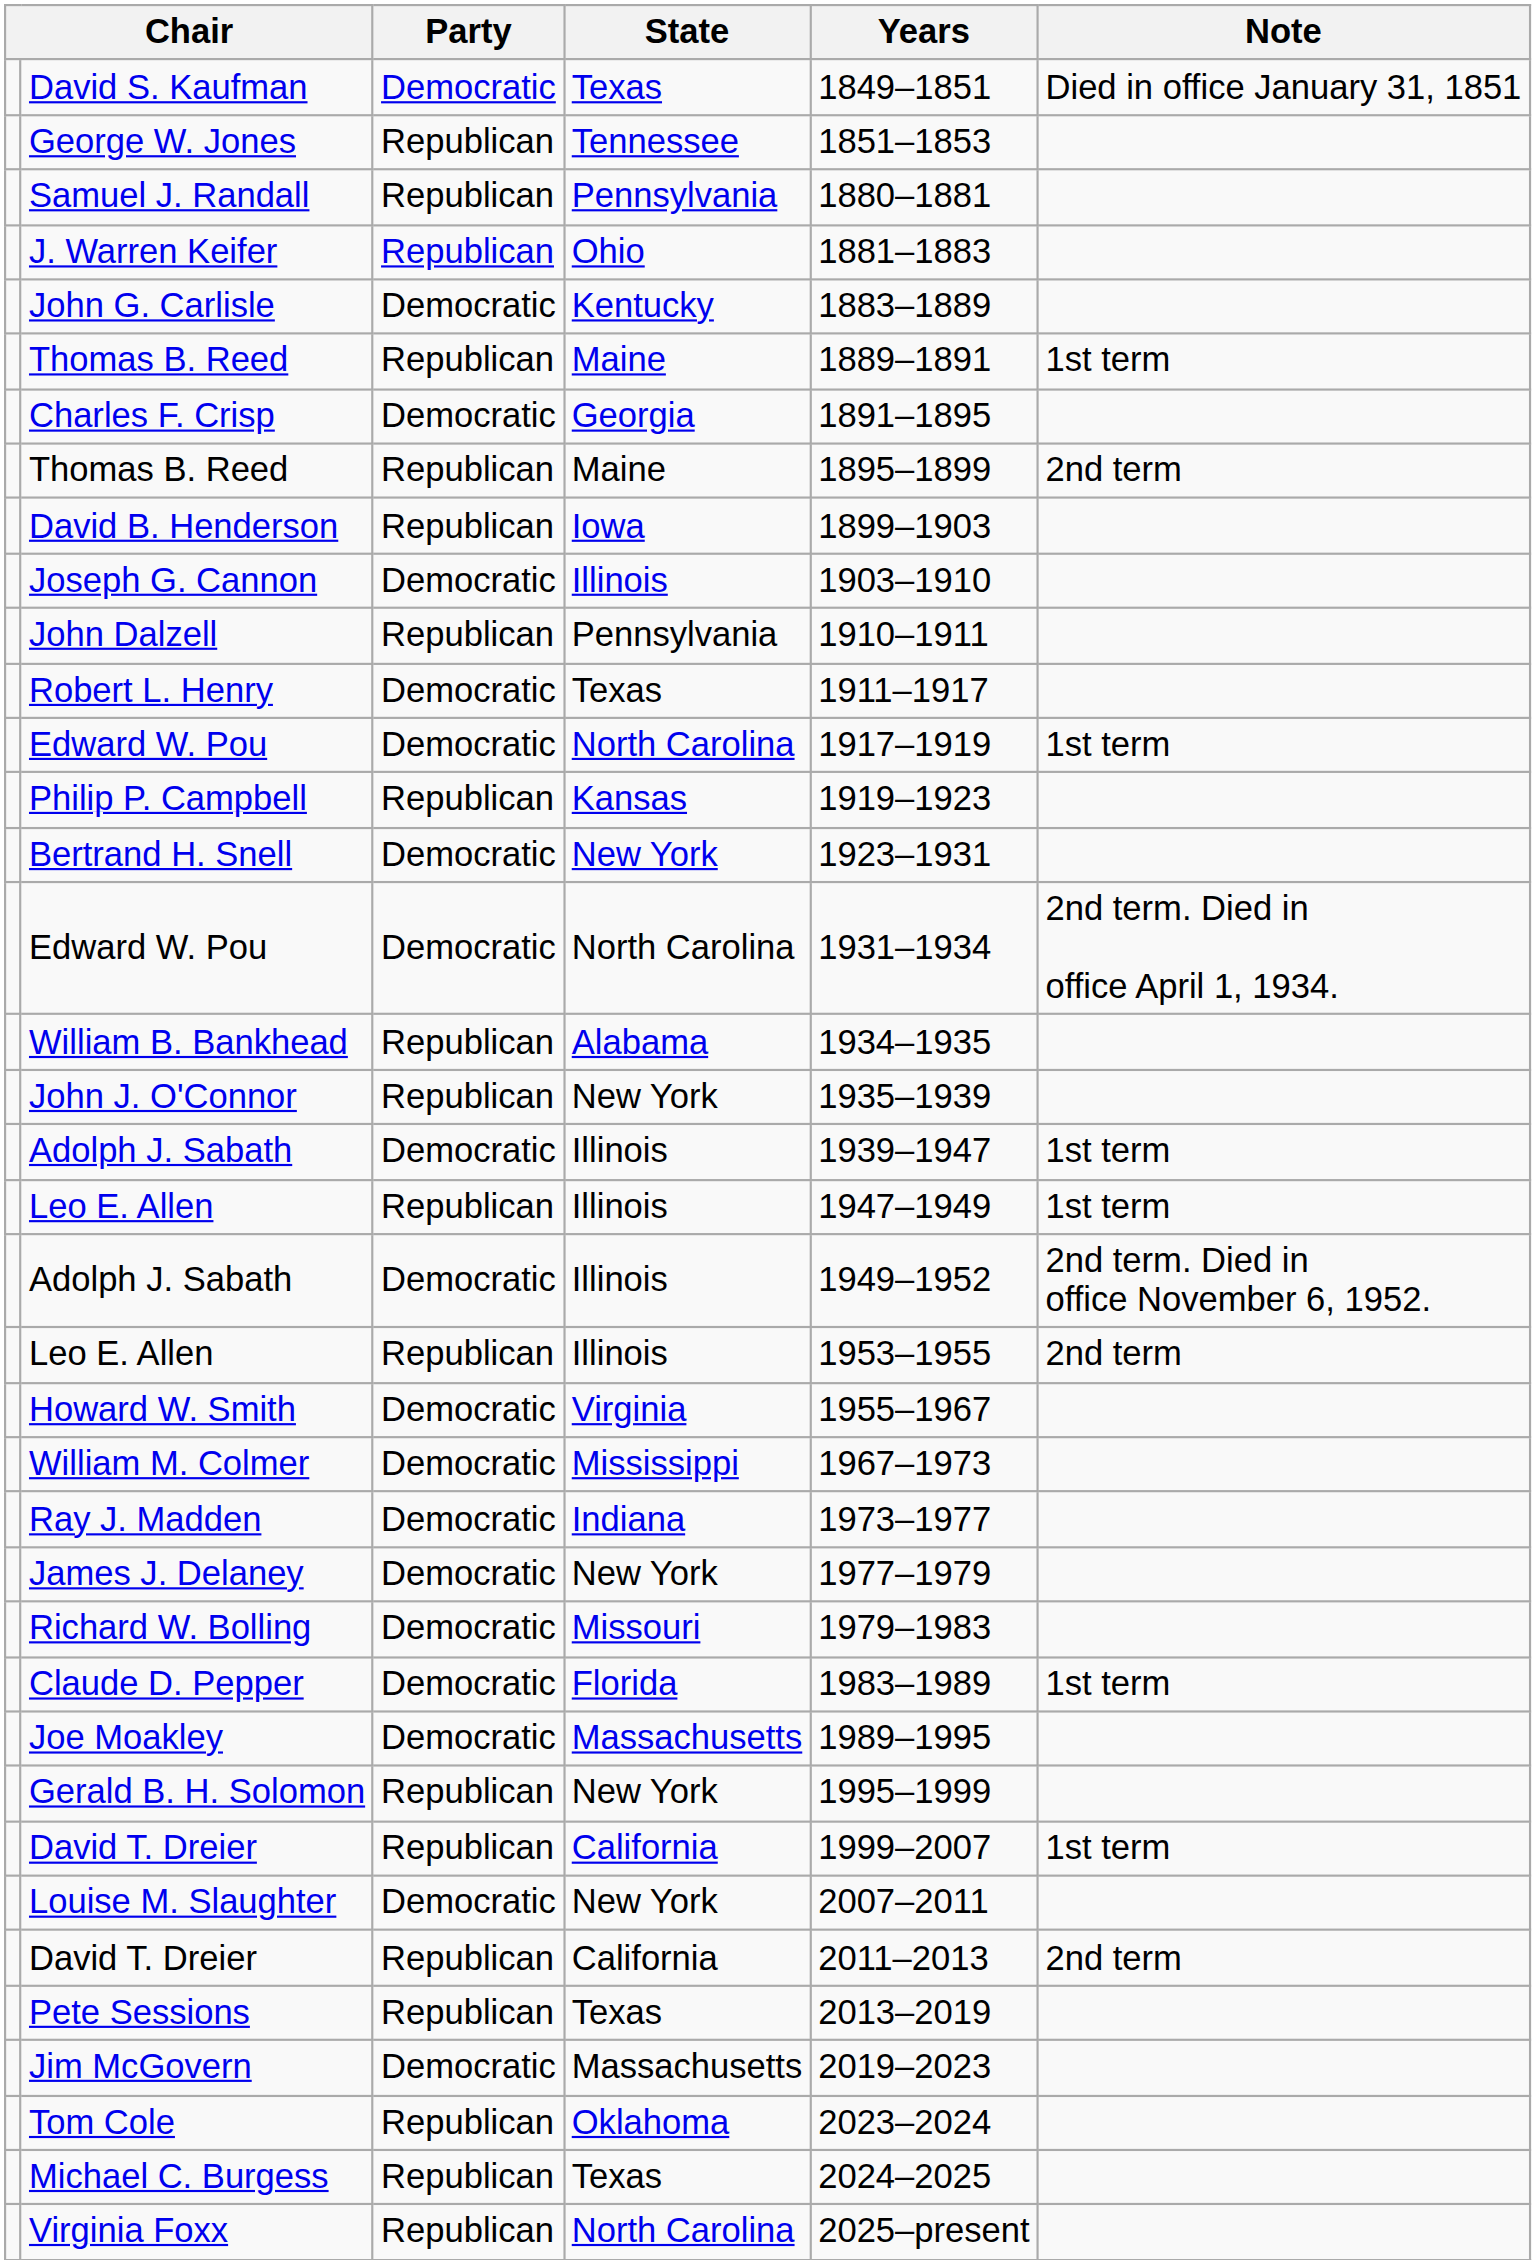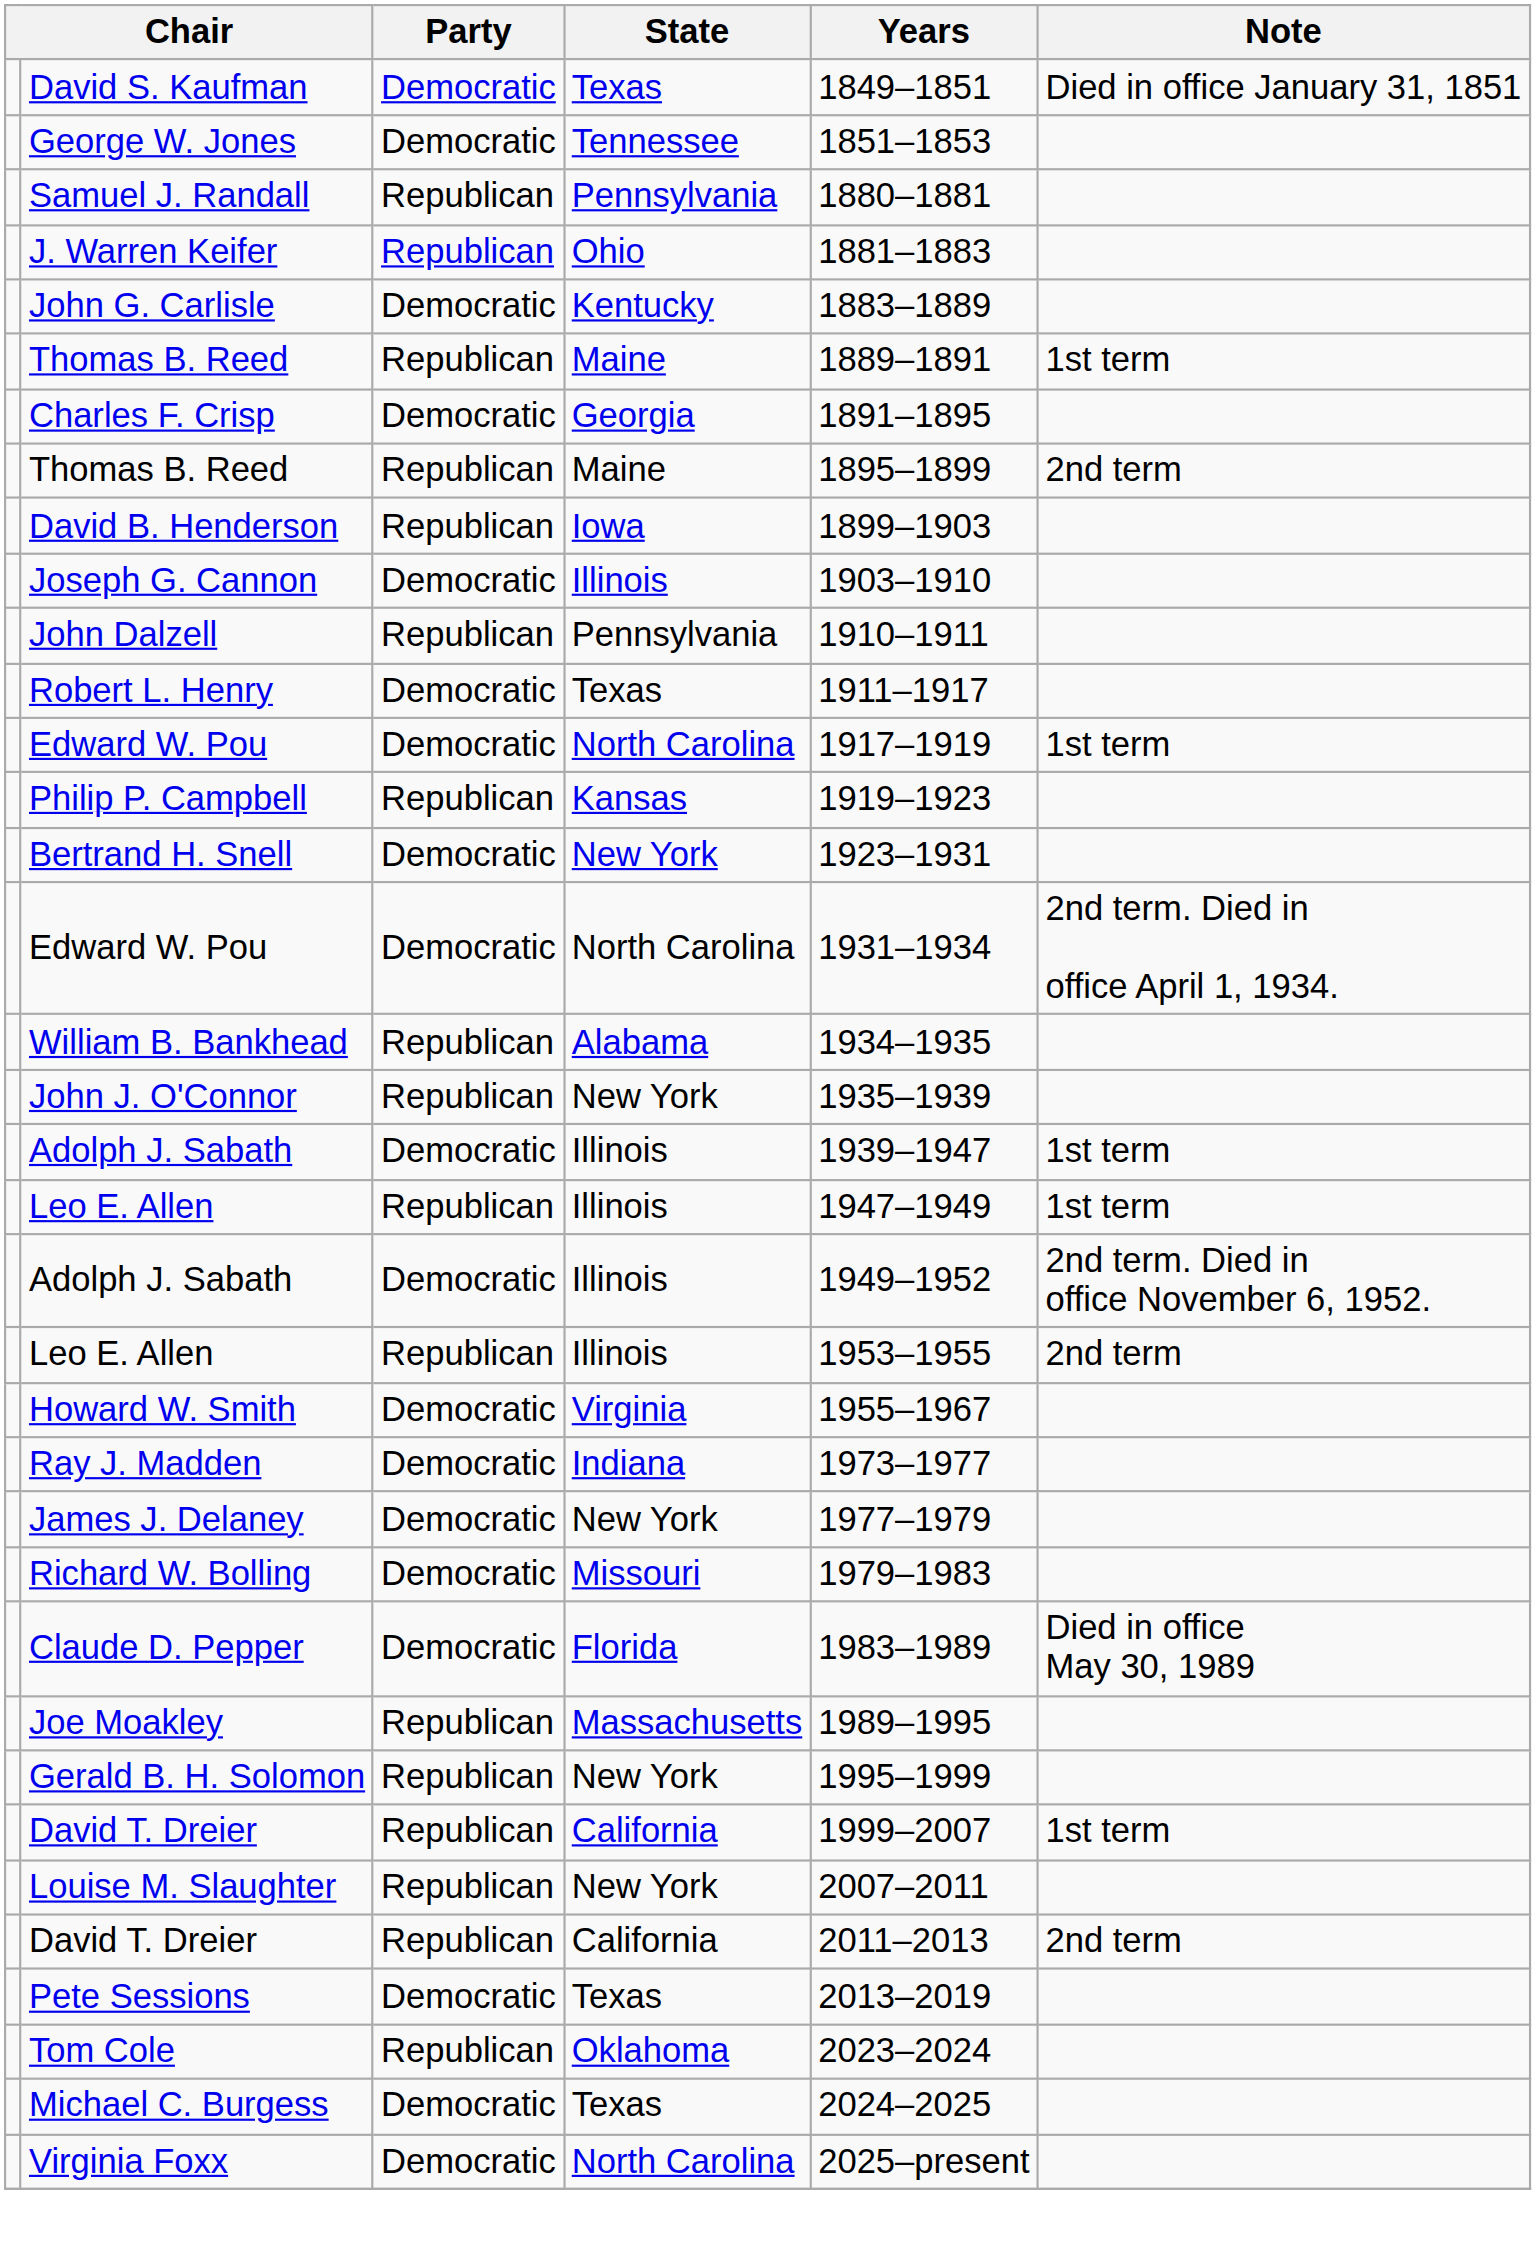(468, 141) Republican -> (468, 141) Democratic
- row: (169, 1463)
(1108, 1683) 1st term -> (1150, 1647) Died in office May 30, 1989
(468, 1738) Democratic -> (468, 1722) Republican
(468, 1902) Democratic -> (468, 1886) Republican
(468, 2012) Republican -> (468, 1996) Democratic
- row: (140, 2066)
(468, 2176) Republican -> (468, 2105) Democratic
(468, 2231) Republican -> (468, 2160) Democratic
